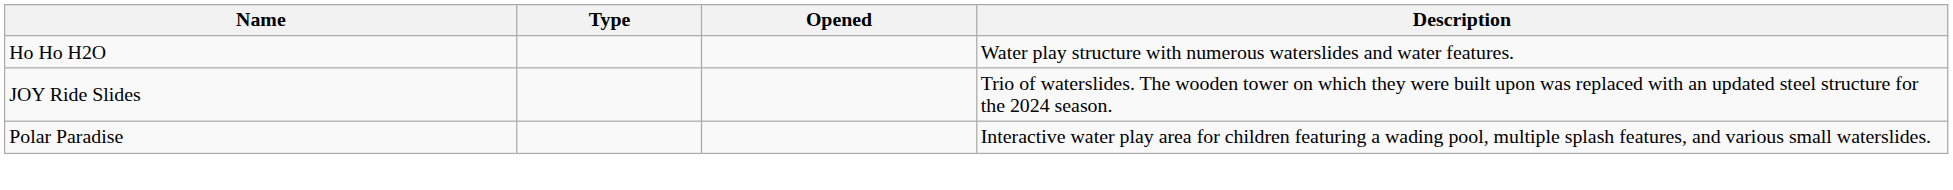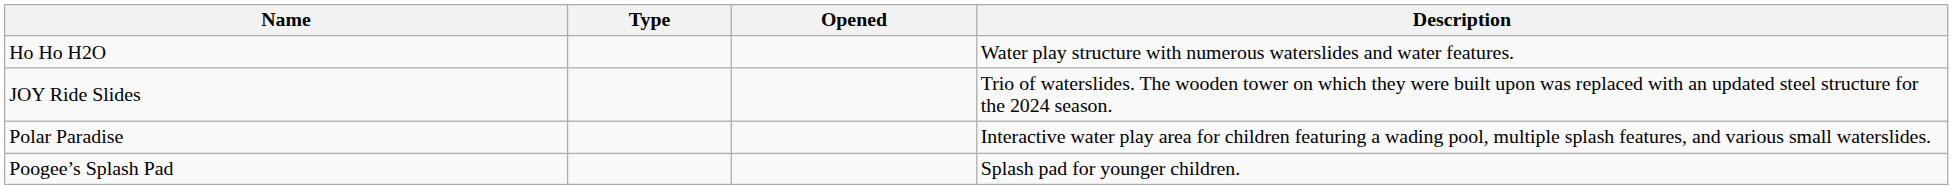+ row: (91, 168)
